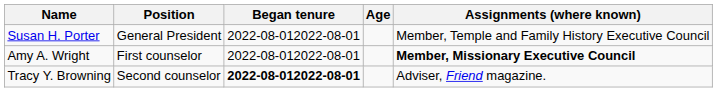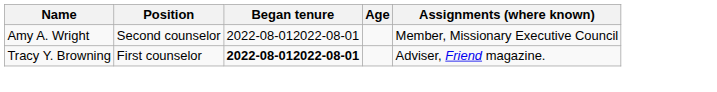- row: (53, 35)
(159, 55) First counselor -> (169, 35) Second counselor
(516, 55) bold -> (507, 35) normal
(169, 76) Second counselor -> (159, 55) First counselor
